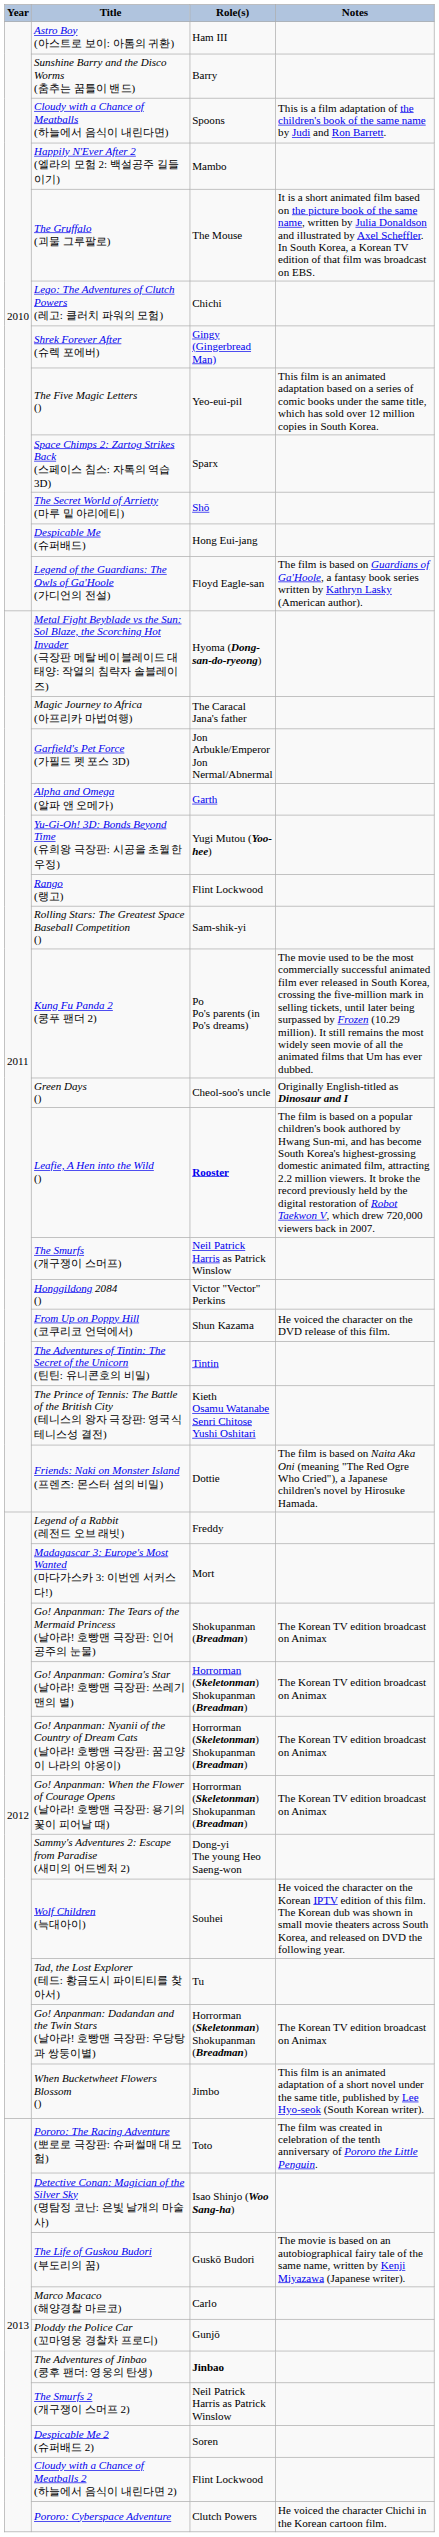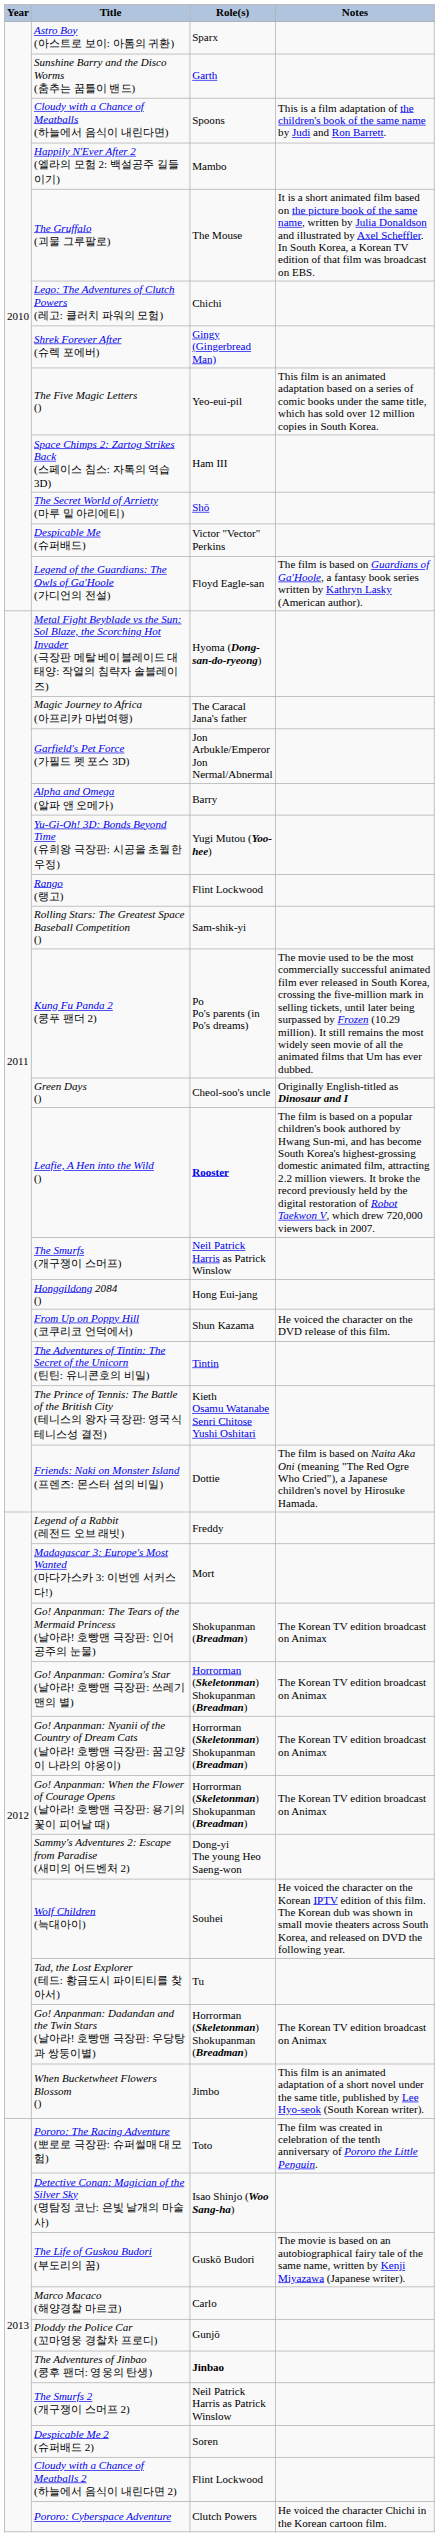(210, 38) Ham III -> (205, 38) Sparx
(205, 76) Barry -> (205, 76) Garth
(205, 463) Sparx -> (210, 463) Ham III
(225, 540) Hong Eui-jang -> (226, 540) Victor "Vector" Perkins
(205, 799) Garth -> (205, 799) Barry
(226, 1294) Victor "Vector" Perkins -> (225, 1294) Hong Eui-jang
